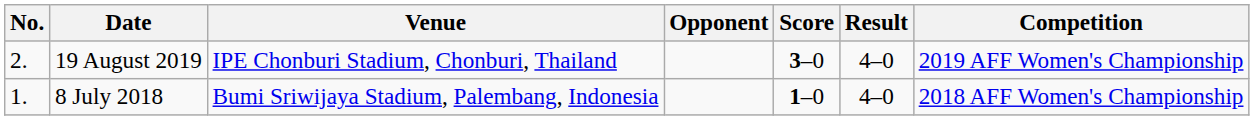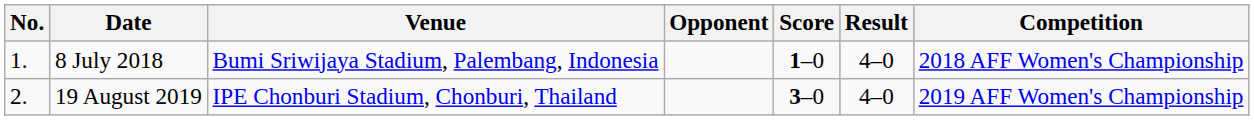rows swapped: (109, 96) <-> (128, 59)
